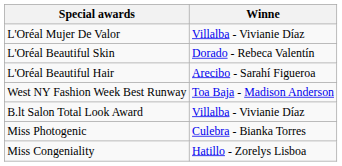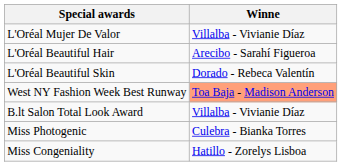rows swapped: (61, 73) <-> (61, 53)
(263, 92) no background -> (263, 92) lightsalmon background
